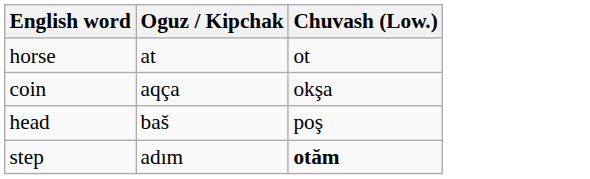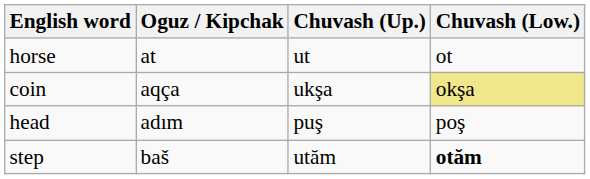+ column: (360, 21)
(313, 88) no background -> (455, 88) khaki background
(155, 122) baš -> (162, 122) adım
(162, 156) adım -> (155, 156) baš
